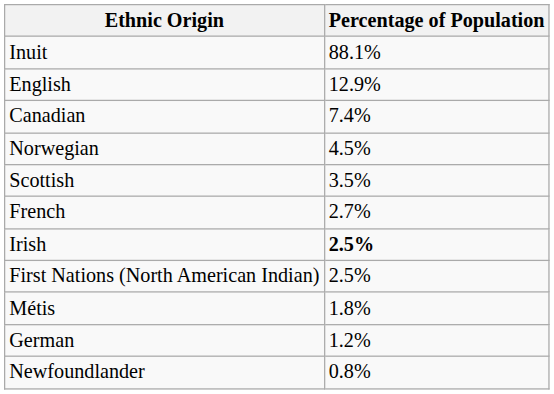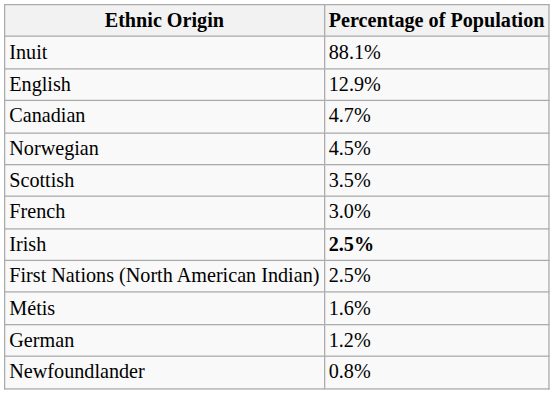(350, 116) 7.4% -> (350, 116) 4.7%
(350, 212) 2.7% -> (350, 212) 3.0%
(350, 308) 1.8% -> (350, 308) 1.6%
